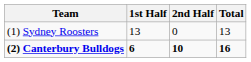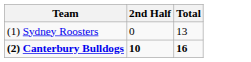- column: (148, 13)
